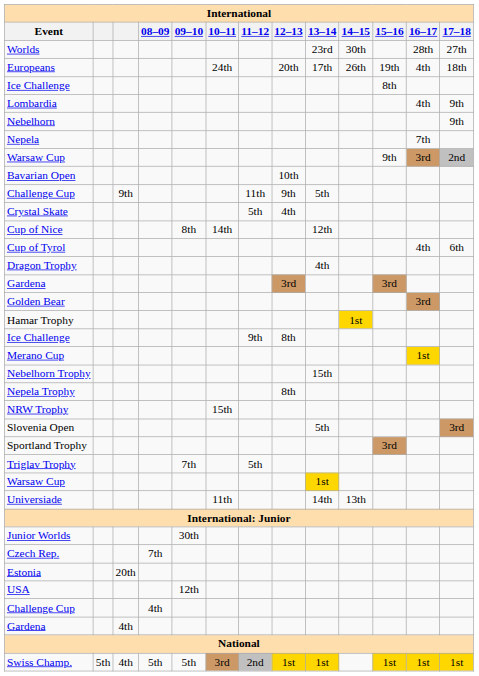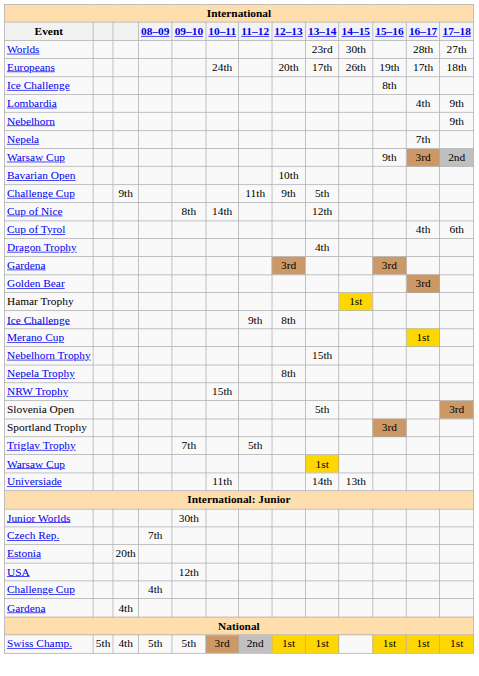(423, 67) 4th -> (423, 67) 17th
- row: (37, 211)
